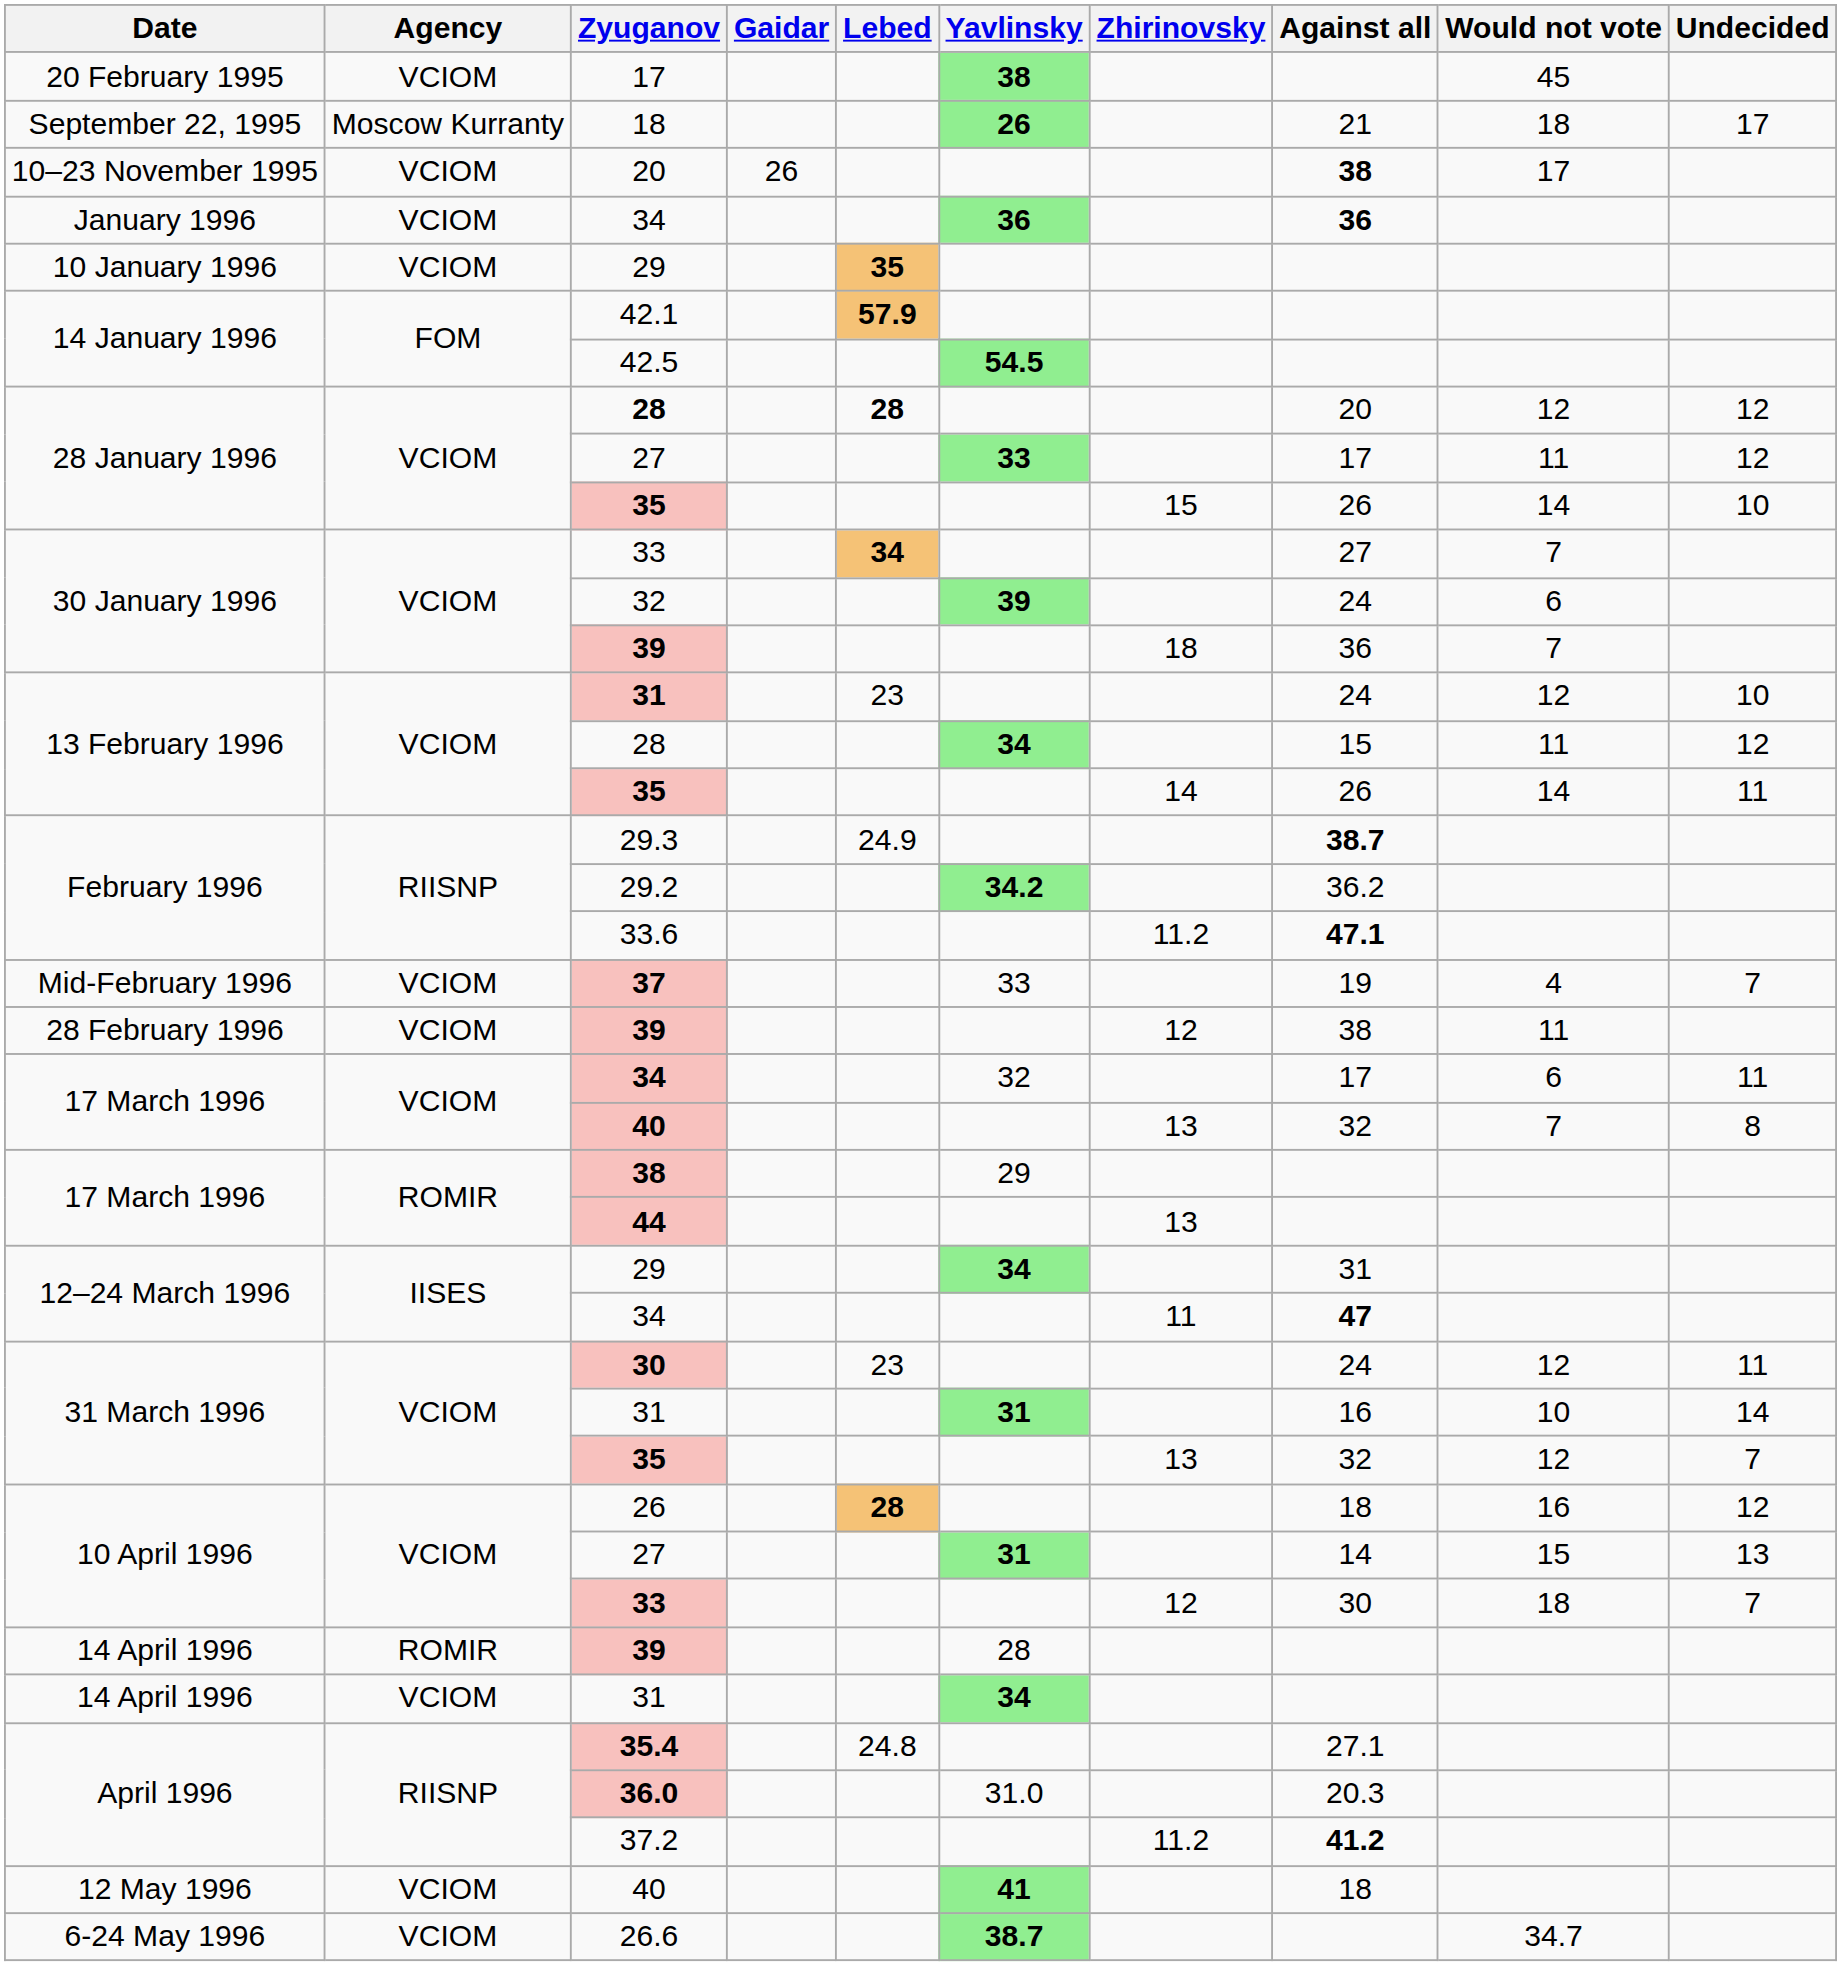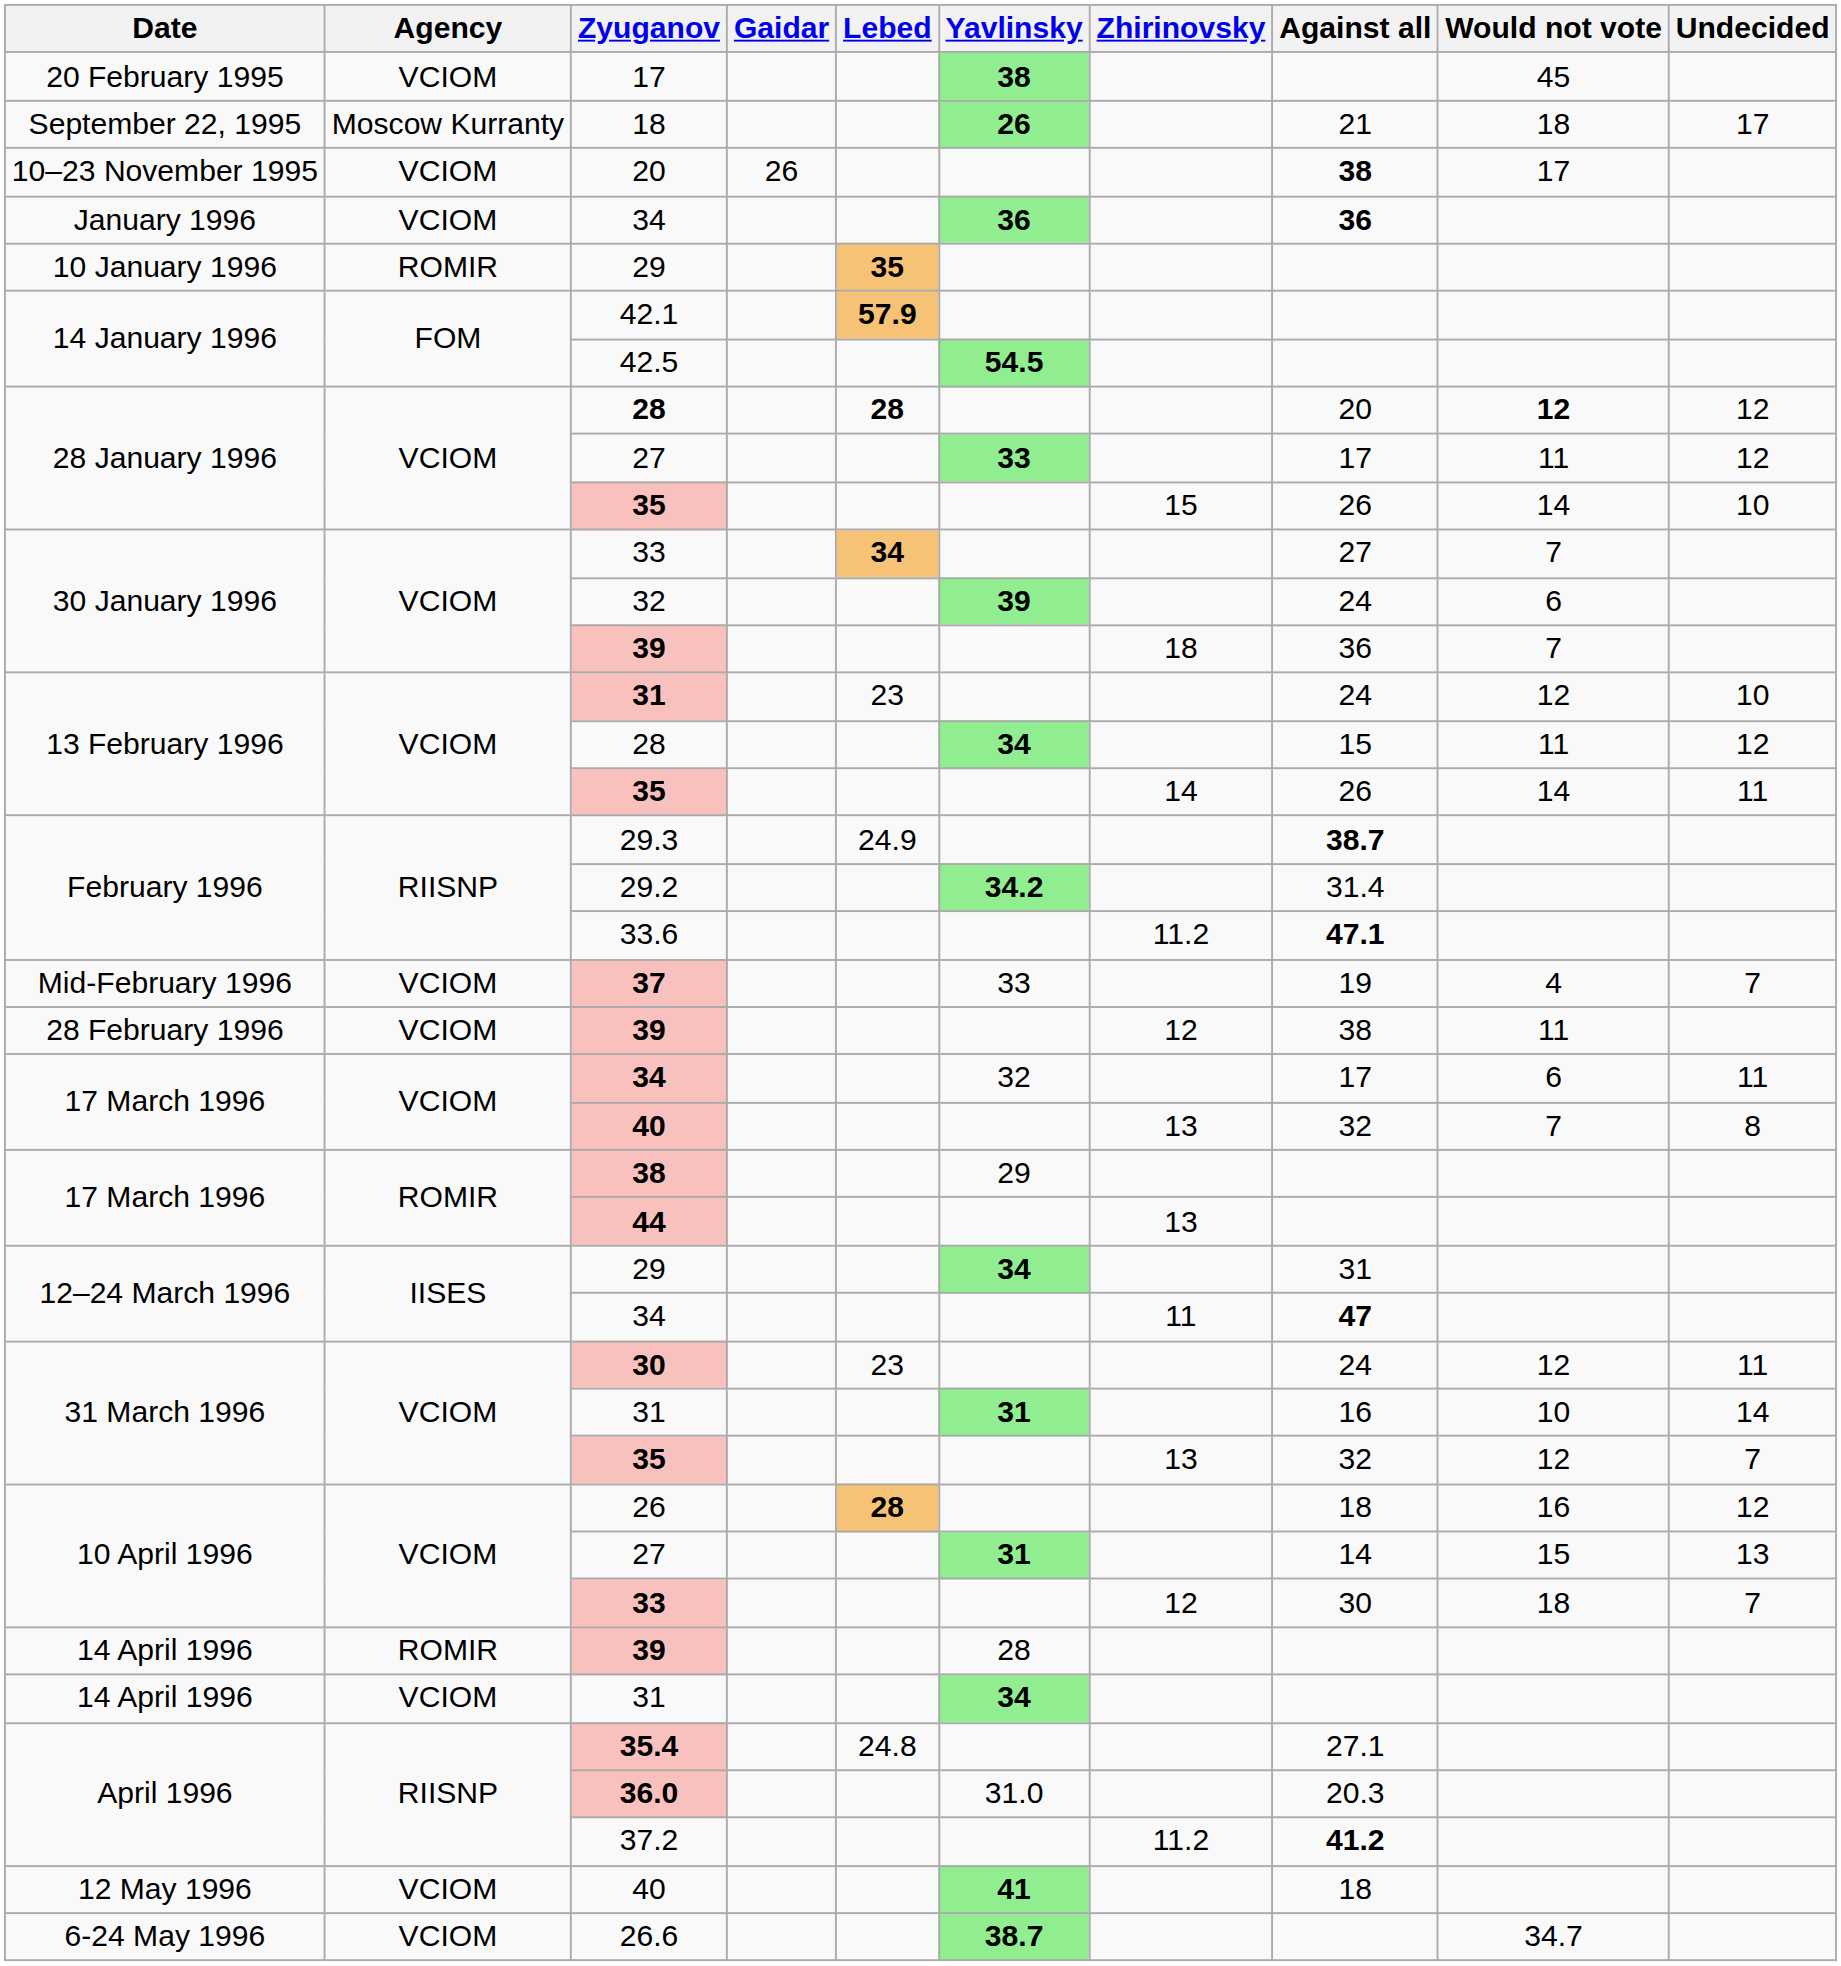(448, 266) VCIOM -> (448, 266) ROMIR
(1554, 409) normal -> (1554, 409) bold
(1355, 887) 36.2 -> (1355, 887) 31.4
